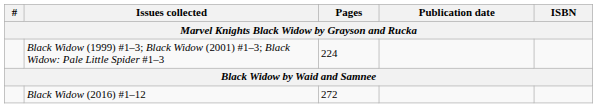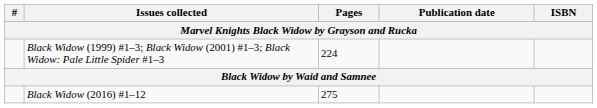(329, 94) 272 -> (329, 94) 275
